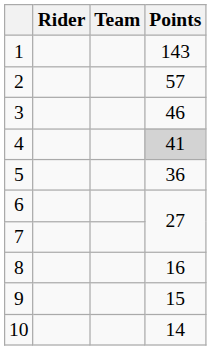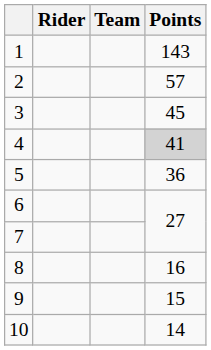(175, 112) 46 -> (175, 112) 45
